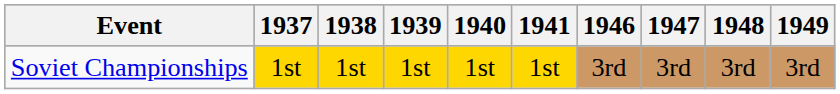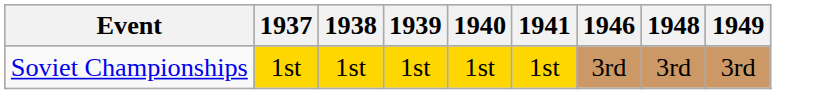- column: (674, 25)
